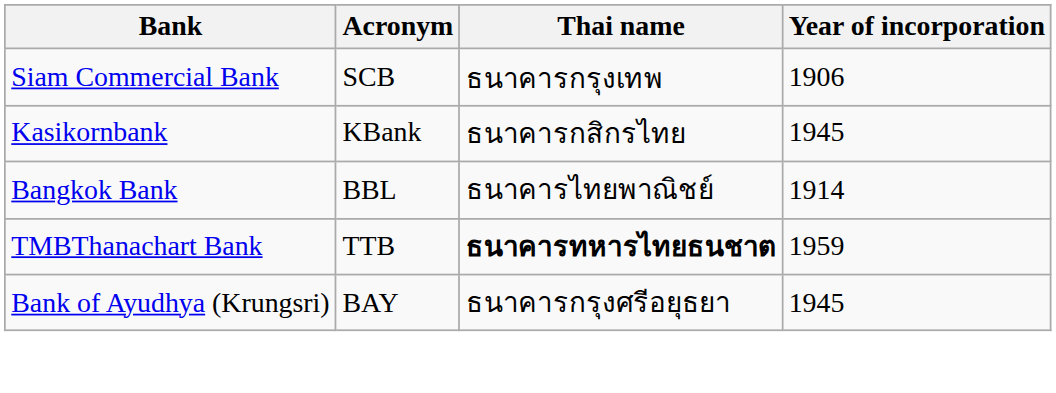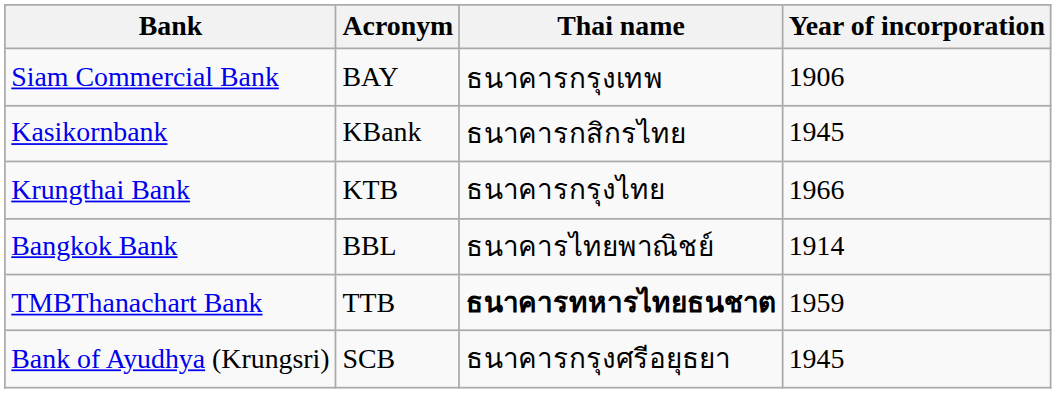(369, 76) SCB -> (371, 76) BAY
+ row: (101, 189)
(371, 302) BAY -> (369, 358) SCB
